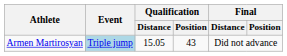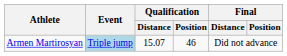(154, 43) 15.05 -> (154, 43) 15.07
(191, 43) 43 -> (191, 43) 46
